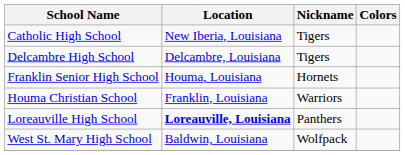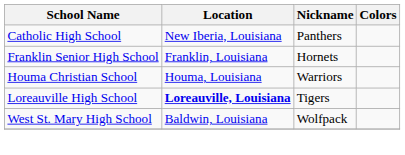(313, 35) Tigers -> (319, 35) Panthers
- row: (71, 56)
(213, 77) Houma, Louisiana -> (216, 56) Franklin, Louisiana
(216, 98) Franklin, Louisiana -> (213, 77) Houma, Louisiana
(319, 118) Panthers -> (313, 98) Tigers
